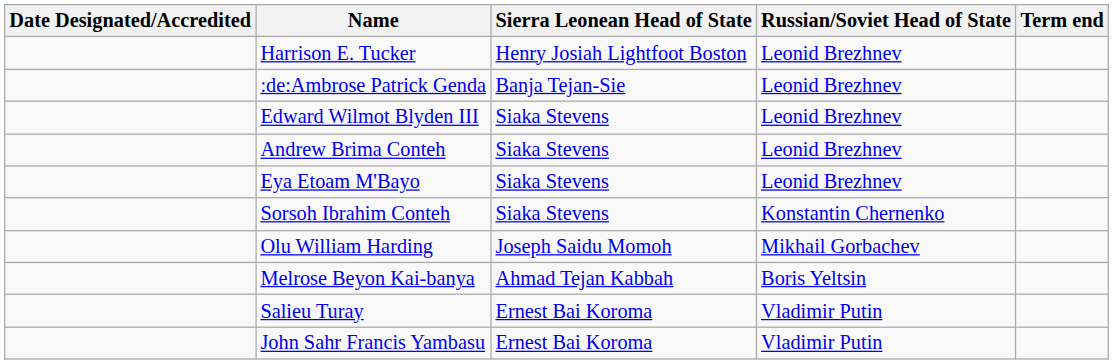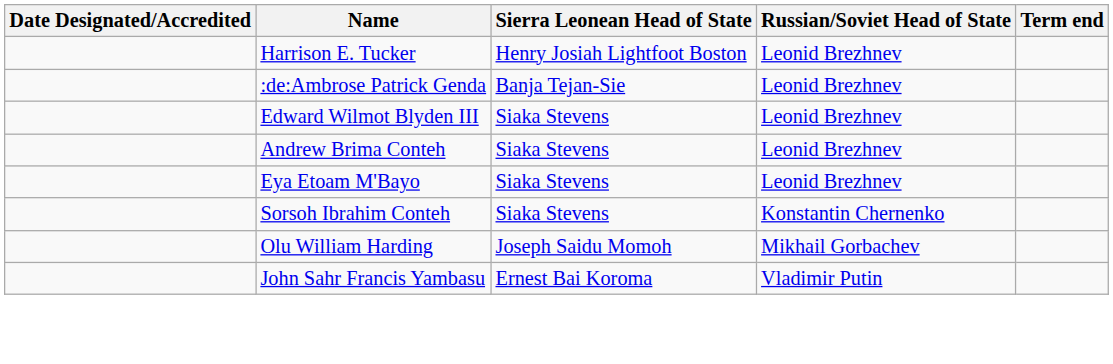- row: (368, 278)
- row: (312, 310)
